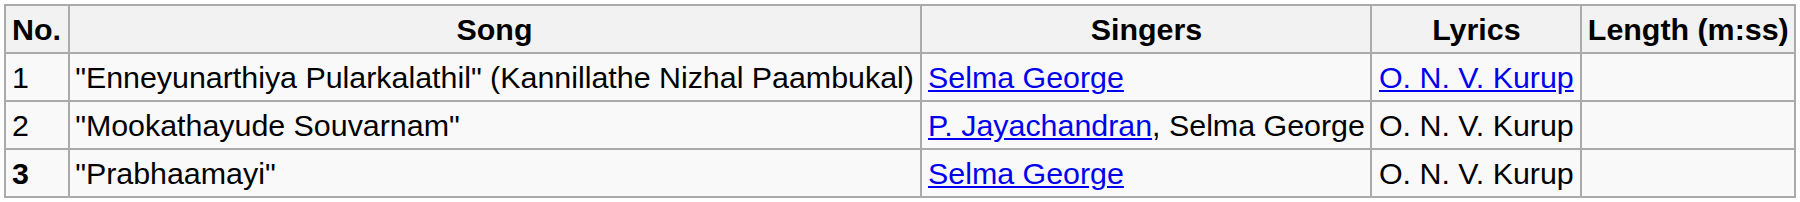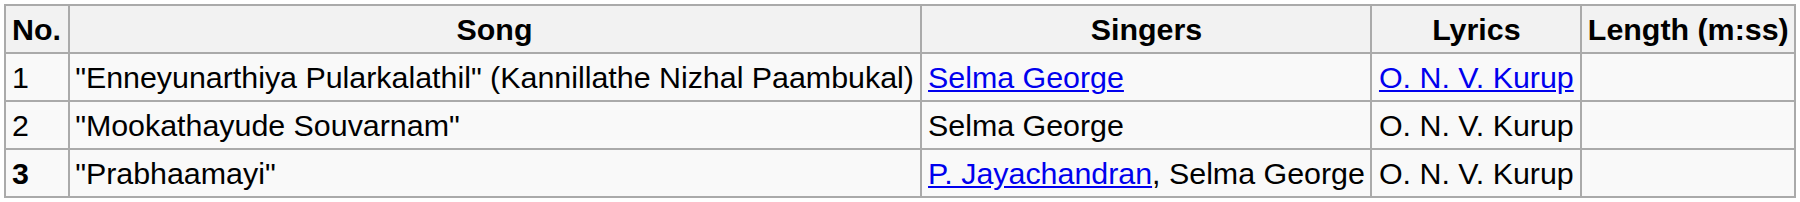(1146, 126) P. Jayachandran, Selma George -> (1026, 126) Selma George
(1026, 174) Selma George -> (1146, 174) P. Jayachandran, Selma George
